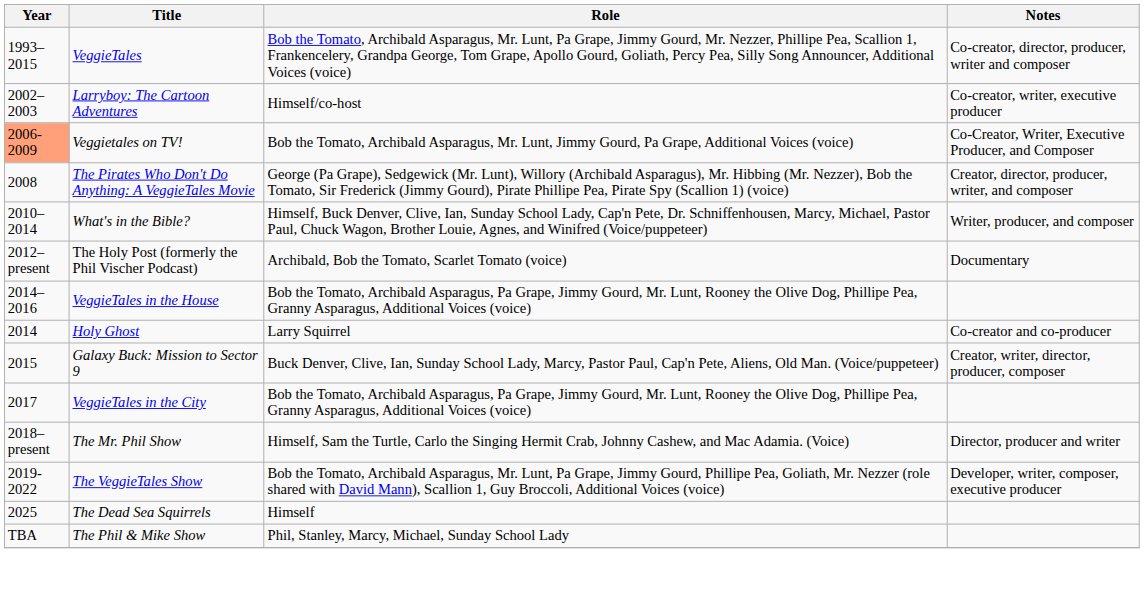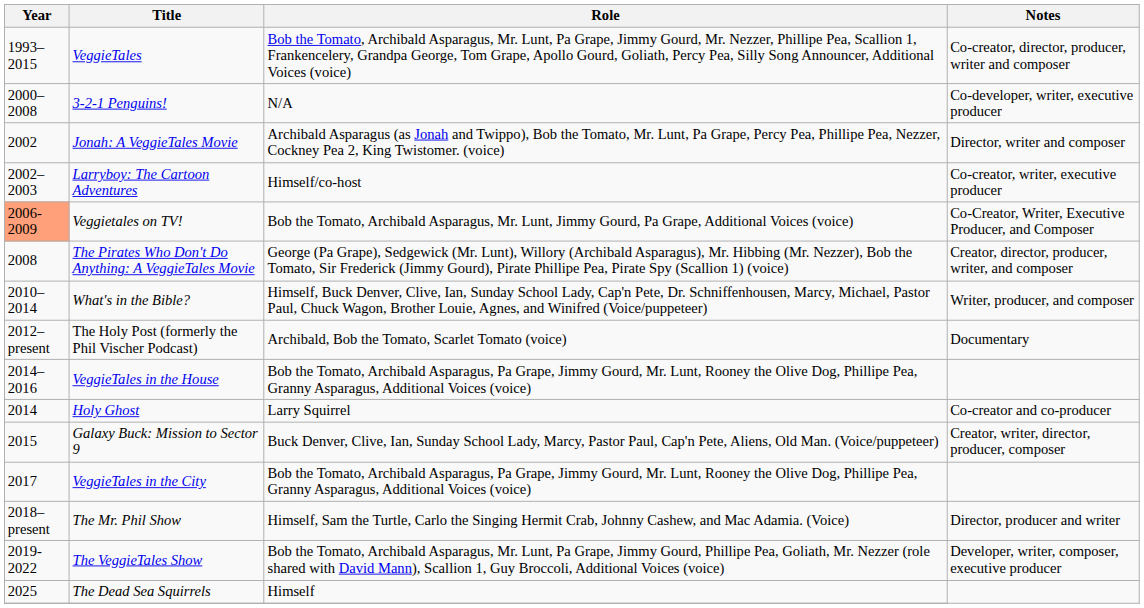+ row: (120, 103)
+ row: (155, 142)
- row: (139, 535)
